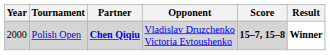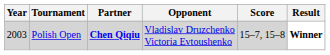(17, 35) 2000 -> (17, 35) 2003
(262, 35) bold -> (262, 35) normal
